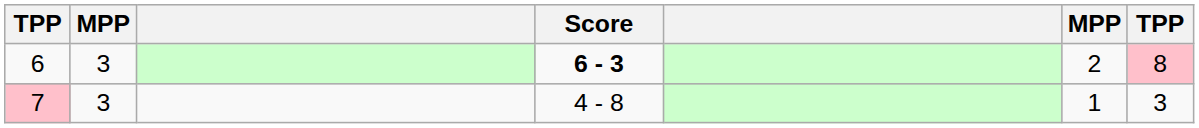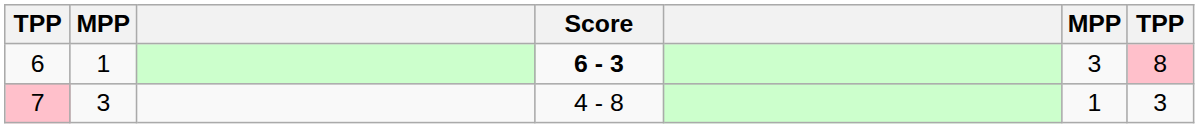(103, 63) 3 -> (103, 63) 1
(1095, 63) 2 -> (1095, 63) 3
